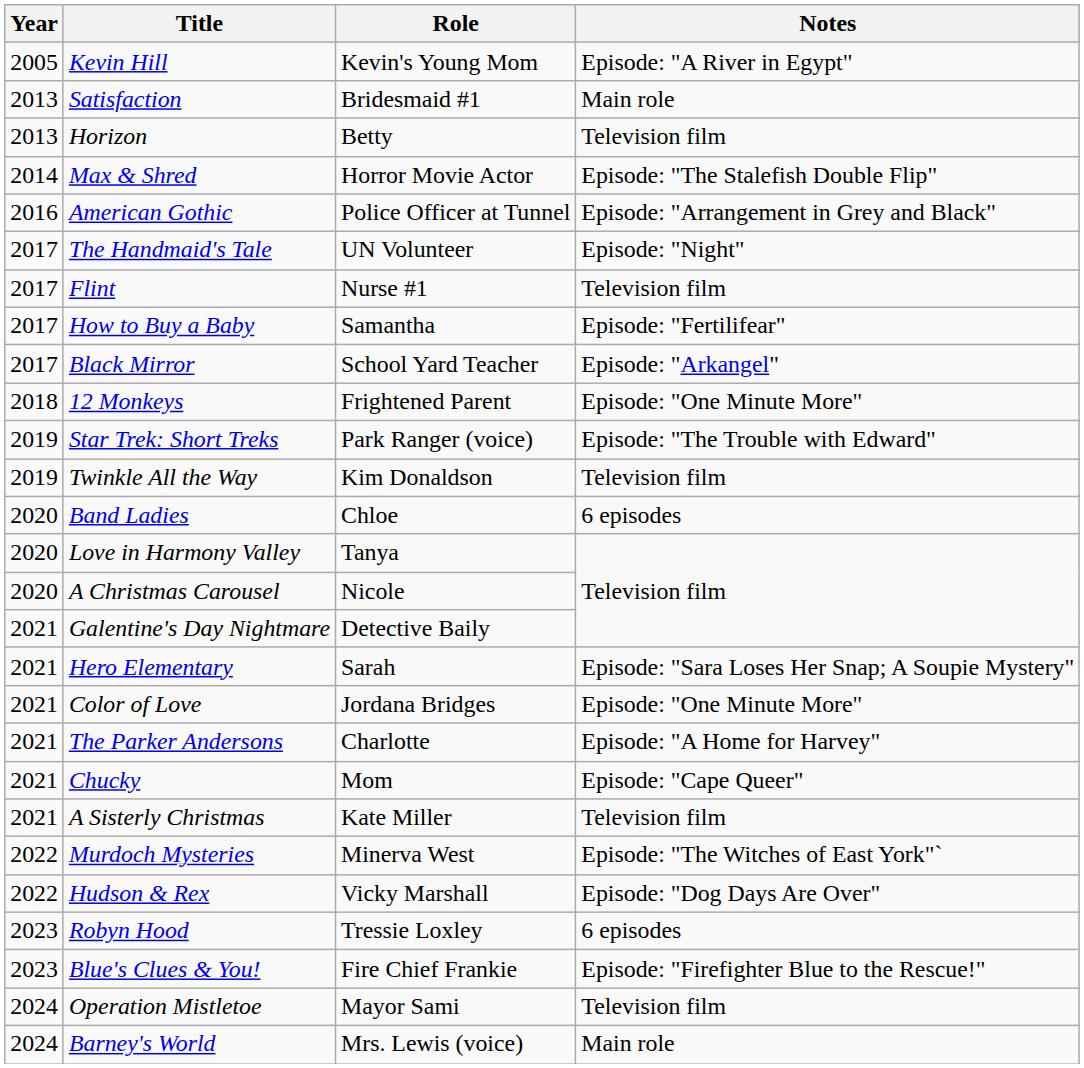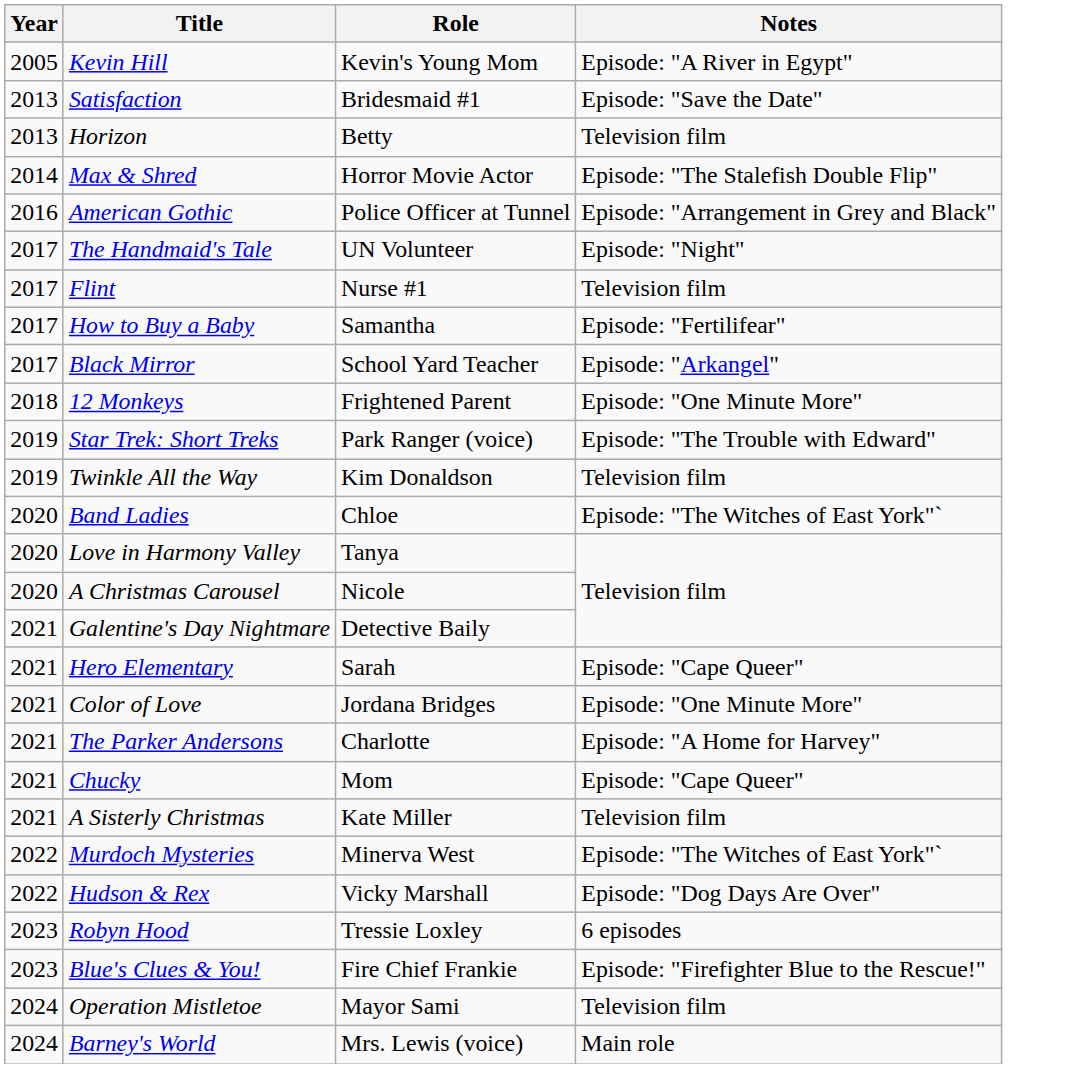(628, 99) Main role -> (702, 99) Episode: "Save the Date"
(631, 514) 6 episodes -> (762, 514) Episode: "The Witches of East York"`
(828, 666) Episode: "Sara Loses Her Snap; A Soupie Mystery" -> (692, 666) Episode: "Cape Queer"
